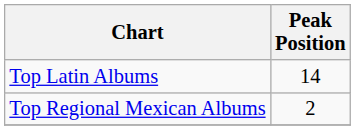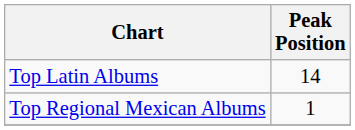(310, 108) 2 -> (310, 108) 1
